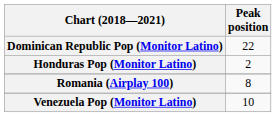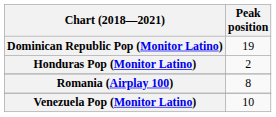(248, 45) 22 -> (248, 45) 19
